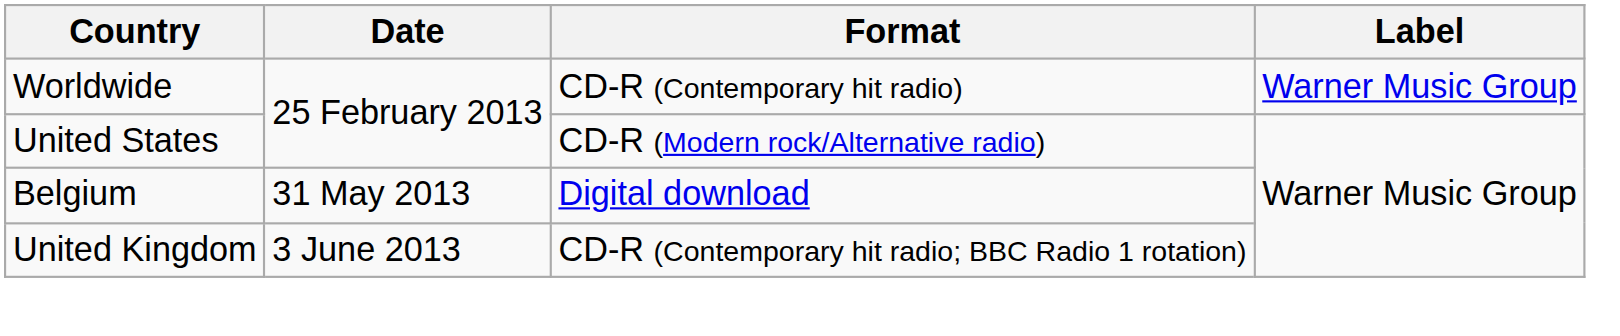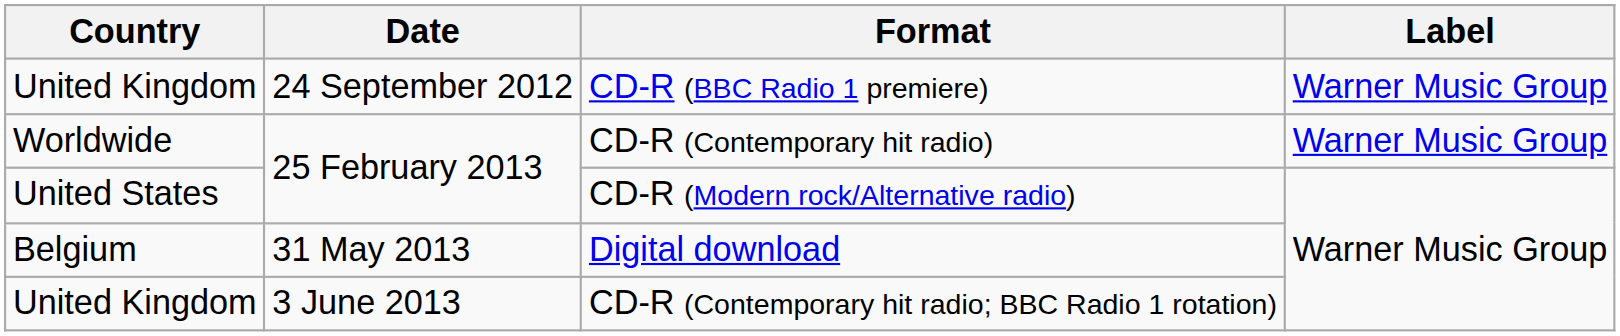+ row: (789, 85)
